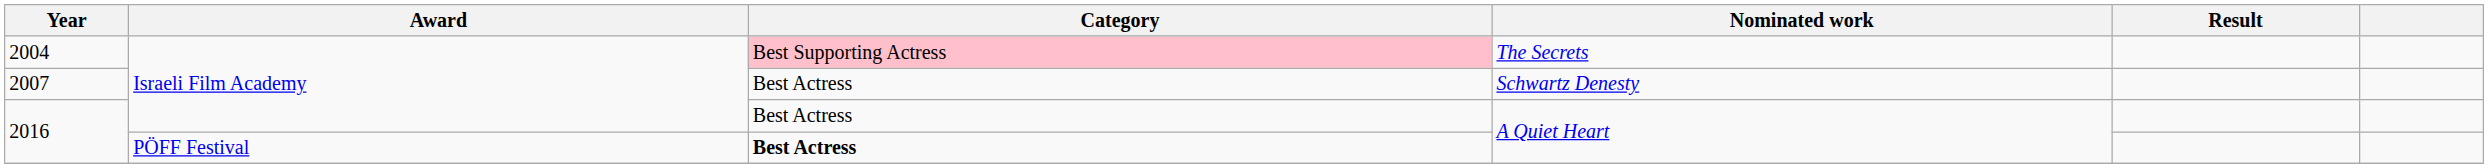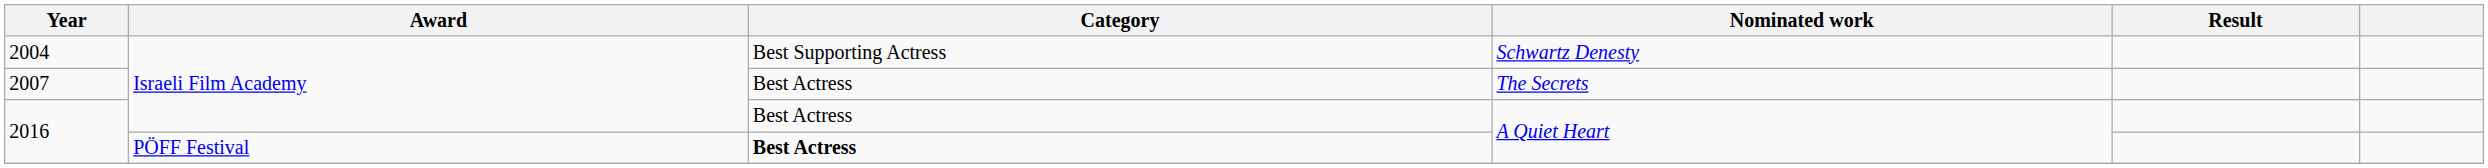(850, 52) pink background -> (850, 52) no background
(1542, 52) The Secrets -> (1568, 52) Schwartz Denesty
(1568, 83) Schwartz Denesty -> (1542, 83) The Secrets
